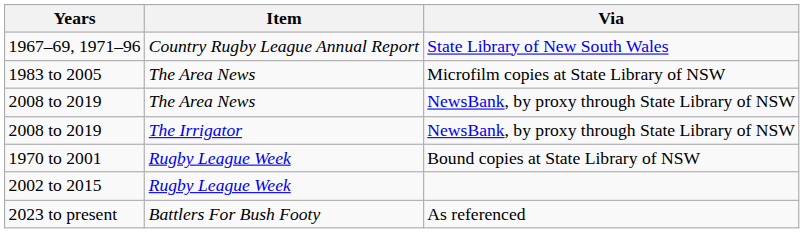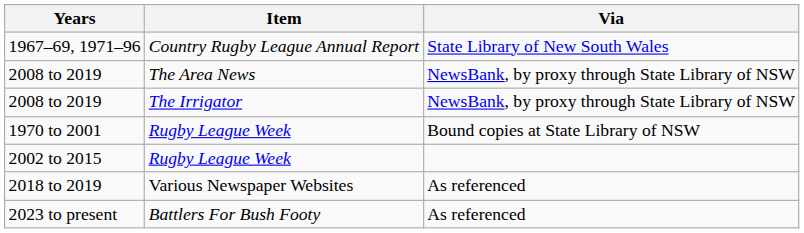- row: (55, 74)
+ row: (55, 185)
